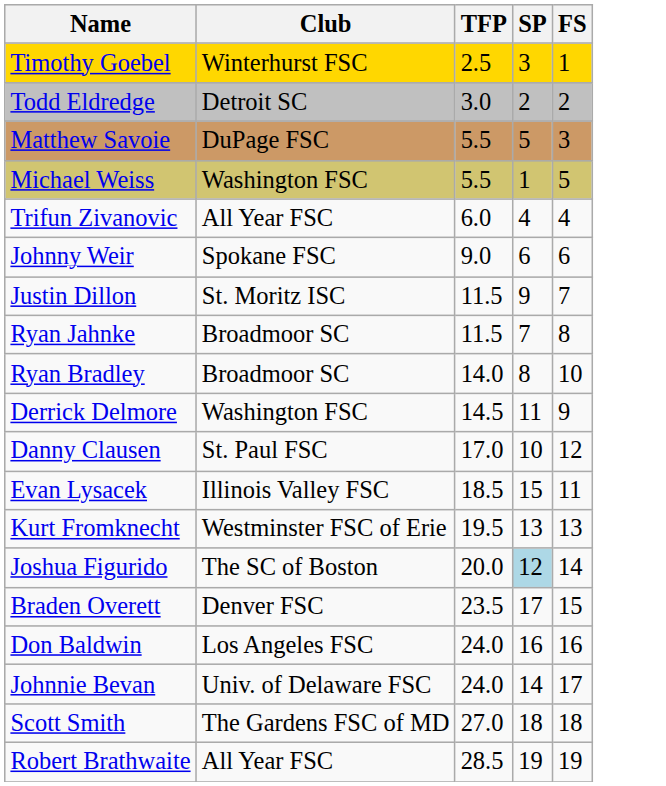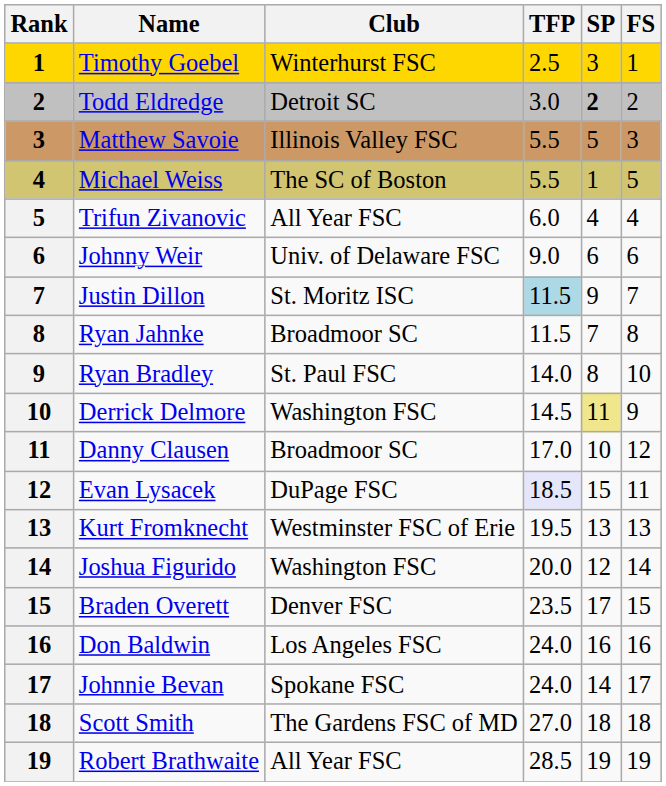+ column: (39, 23)
(524, 101) normal -> (593, 101) bold
(265, 140) DuPage FSC -> (364, 140) Illinois Valley FSC
(285, 179) Washington FSC -> (358, 179) The SC of Boston
(269, 256) Spokane FSC -> (385, 256) Univ. of Delaware FSC
(482, 295) no background -> (550, 295) lightblue background
(276, 373) Broadmoor SC -> (333, 373) St. Paul FSC
(530, 412) no background -> (598, 412) khaki background
(265, 450) St. Paul FSC -> (344, 450) Broadmoor SC
(295, 489) Illinois Valley FSC -> (334, 489) DuPage FSC
(482, 489) no background -> (550, 489) lavender background
(290, 567) The SC of Boston -> (353, 567) Washington FSC
(530, 567) lightblue background -> (599, 567) no background
(317, 683) Univ. of Delaware FSC -> (337, 683) Spokane FSC
